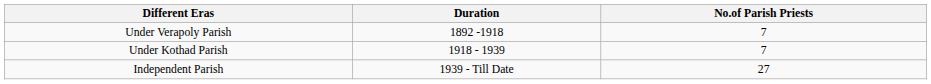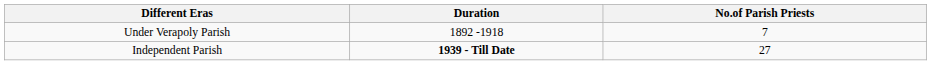- row: (178, 50)
(477, 69) normal -> (477, 50) bold
